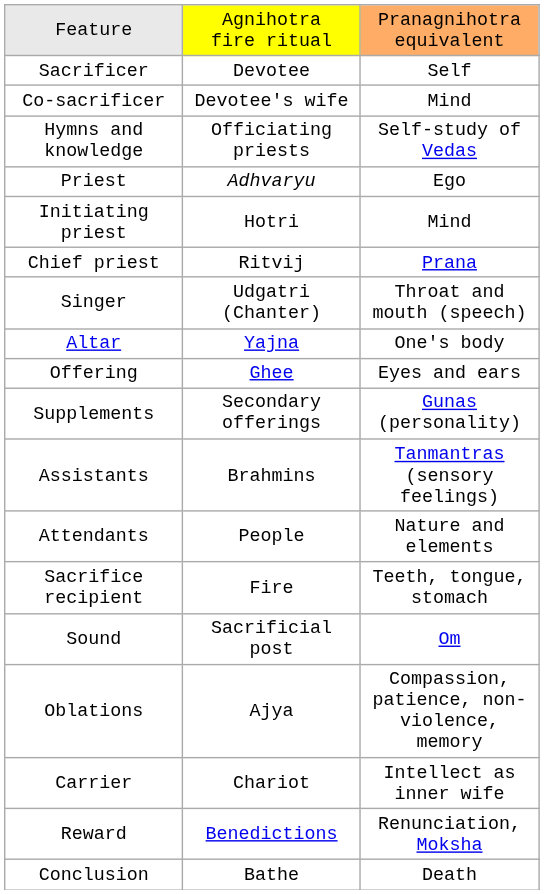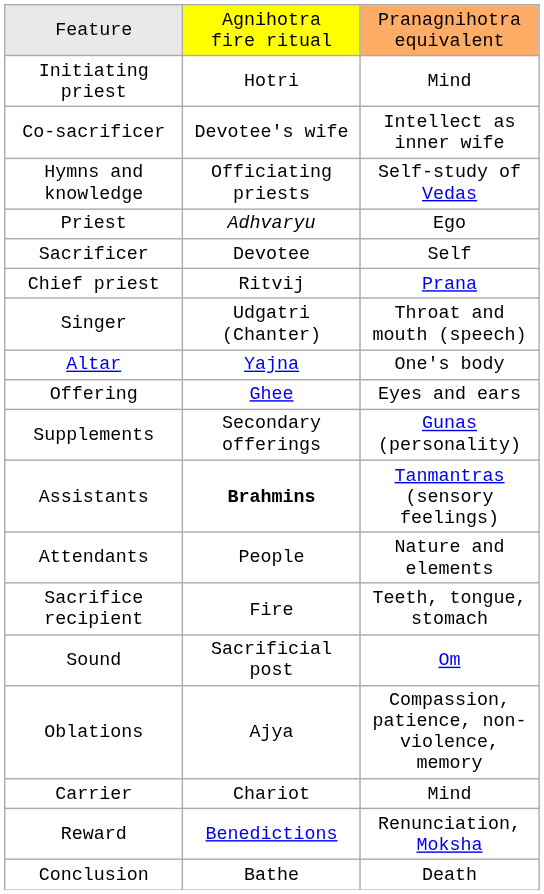rows swapped: (94, 71) <-> (94, 222)
(450, 101) Mind -> (450, 132) Intellect as inner wife
(272, 475) normal -> (272, 496) bold
(450, 783) Intellect as inner wife -> (450, 794) Mind
